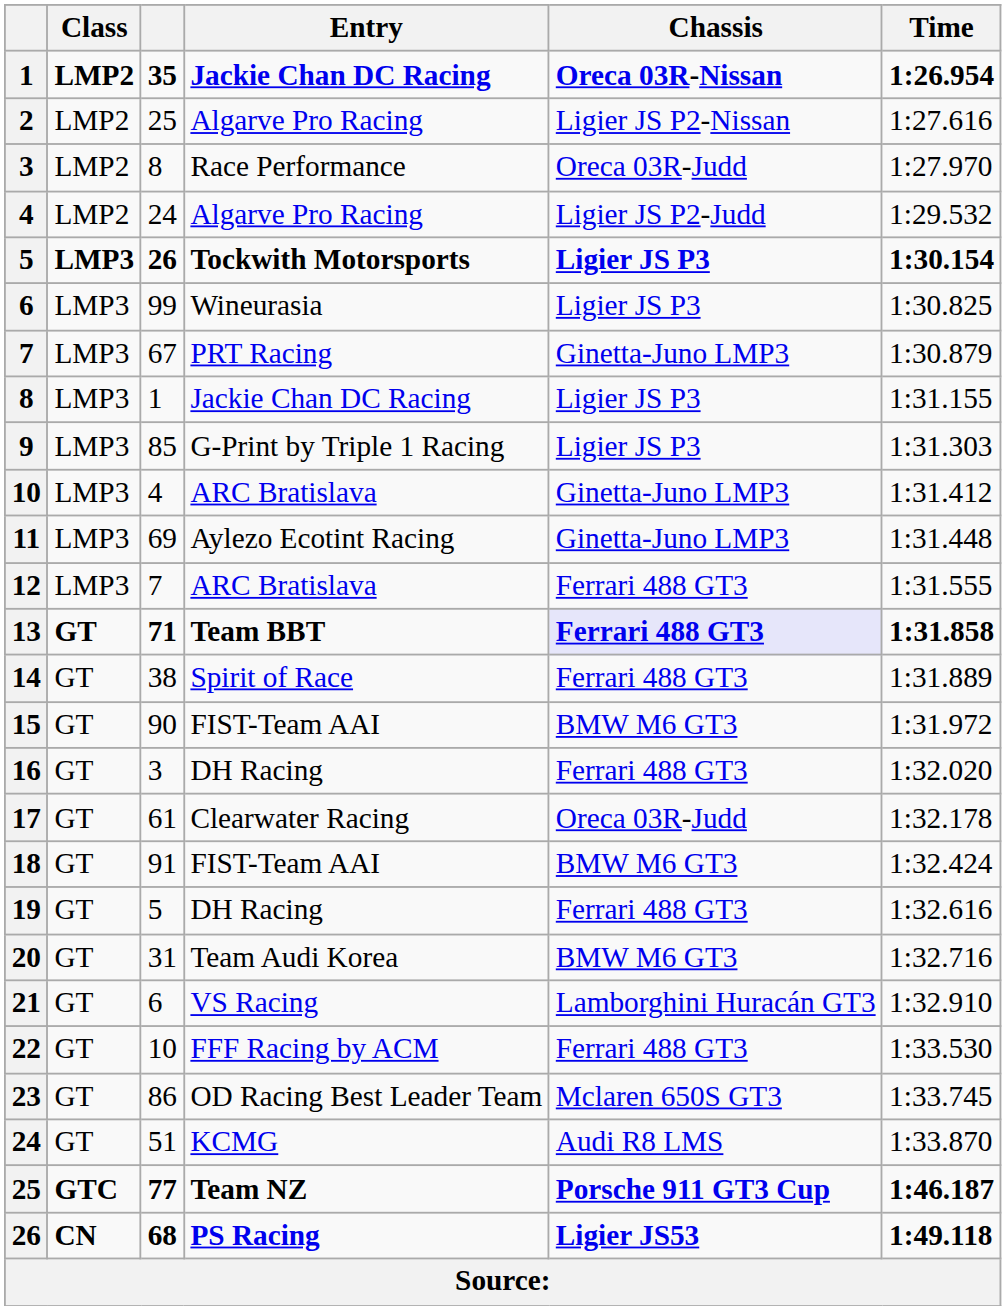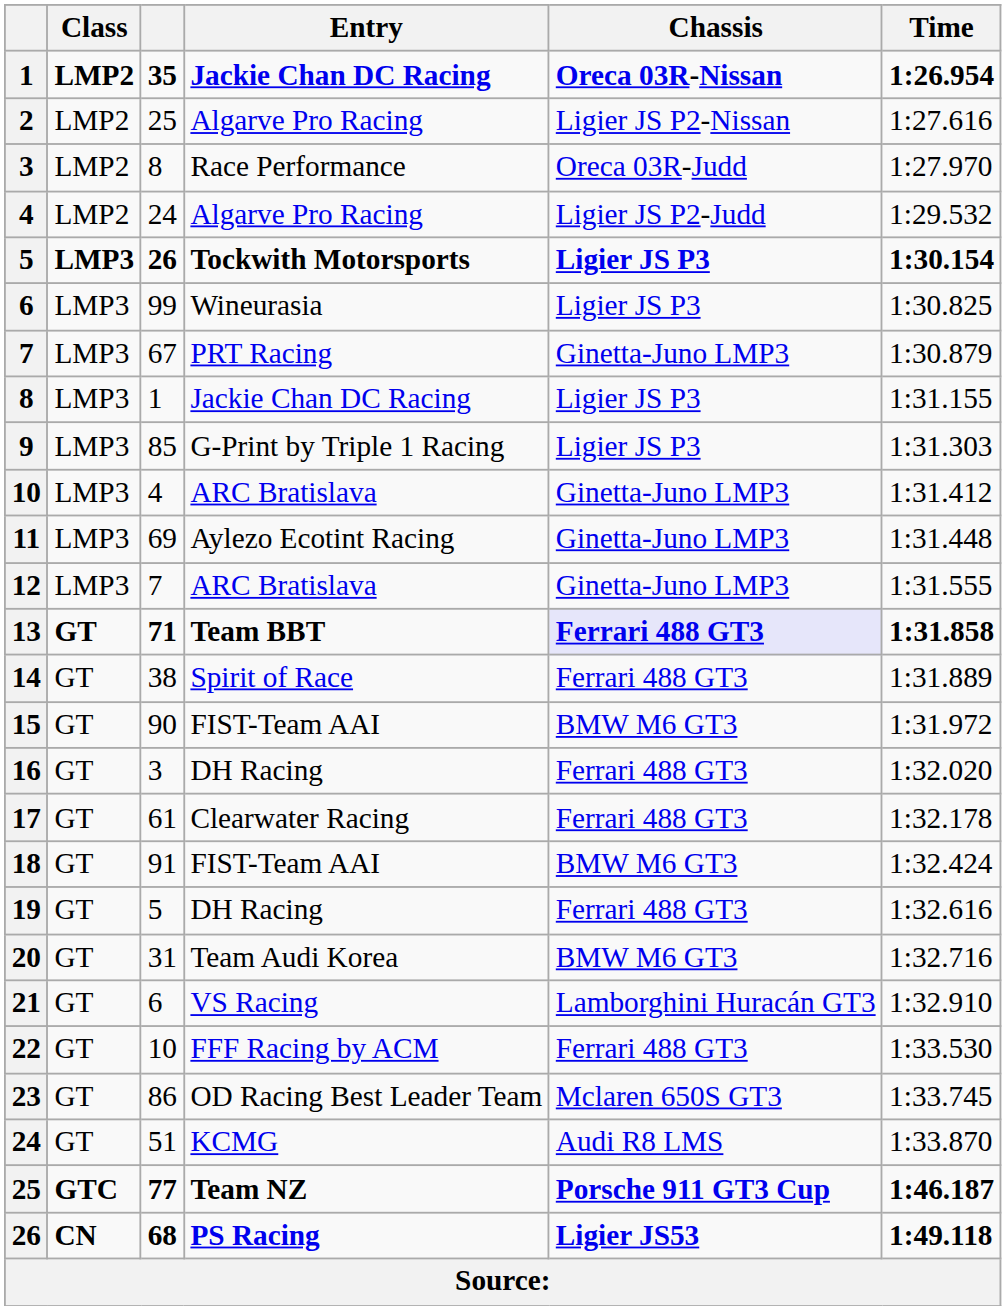(652, 584) Ferrari 488 GT3 -> (673, 584) Ginetta-Juno LMP3
(651, 817) Oreca 03R-Judd -> (652, 817) Ferrari 488 GT3
